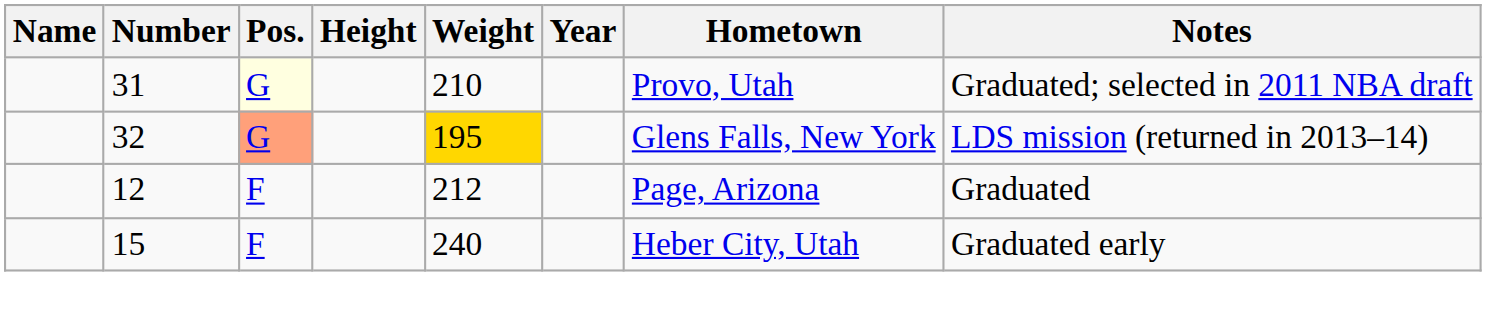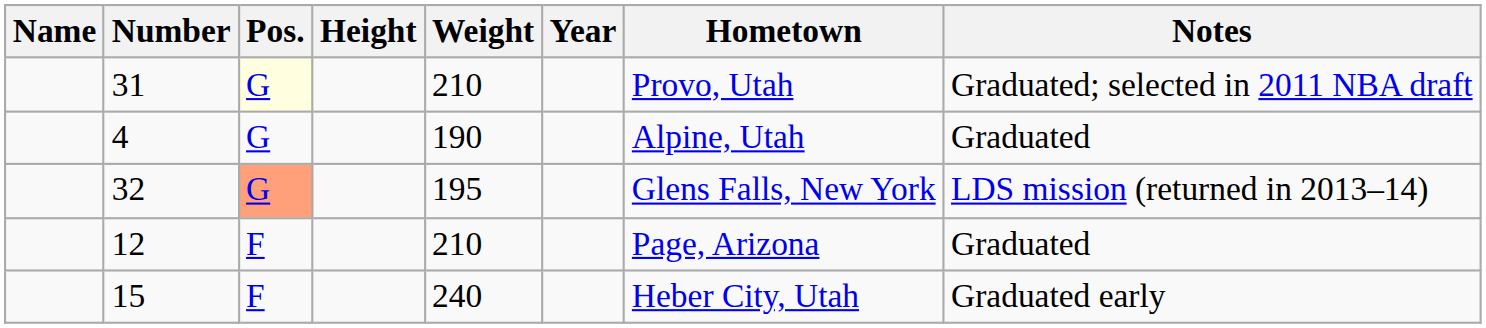+ row: (120, 137)
(457, 137) gold background -> (457, 190) no background
(457, 190) 212 -> (457, 243) 210
